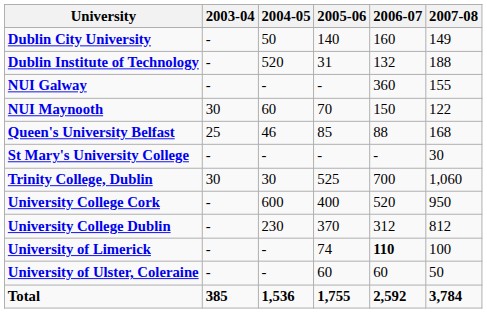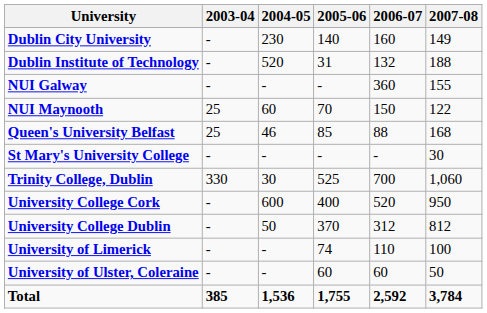(269, 39) 50 -> (273, 39) 230
(213, 109) 30 -> (213, 109) 25
(213, 179) 30 -> (217, 179) 330
(273, 226) 230 -> (269, 226) 50
(384, 249) bold -> (384, 249) normal
